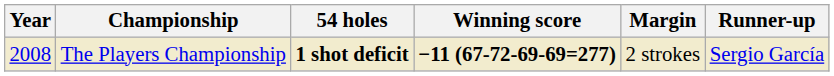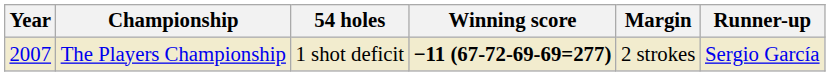(30, 53) 2008 -> (30, 53) 2007
(352, 53) bold -> (350, 53) normal
